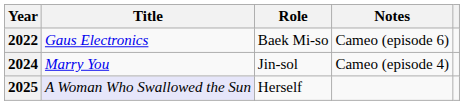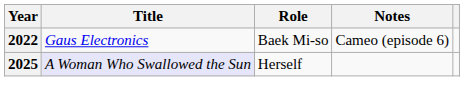- row: (23, 64)
